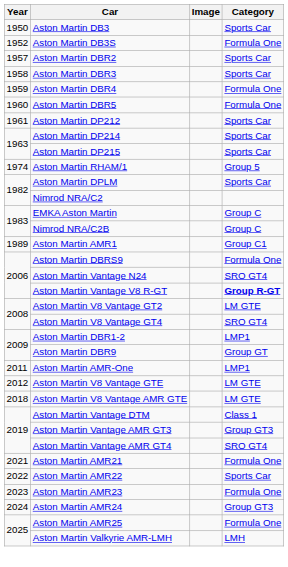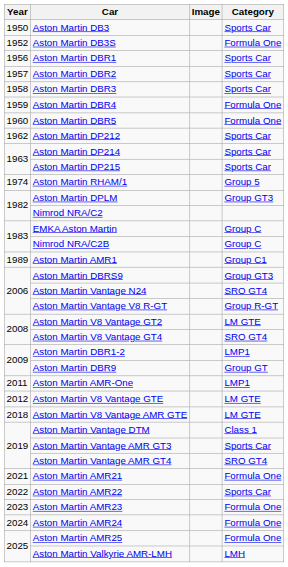+ row: (75, 58)
(17, 120) 1961 -> (17, 136) 1962
(248, 182) Sports Car -> (249, 197) Group GT3
(253, 259) Formula One -> (249, 275) Group GT3
(252, 290) bold -> (251, 306) normal
(249, 430) Group GT3 -> (248, 445) Sports Car
(249, 507) Group GT3 -> (253, 523) Formula One
